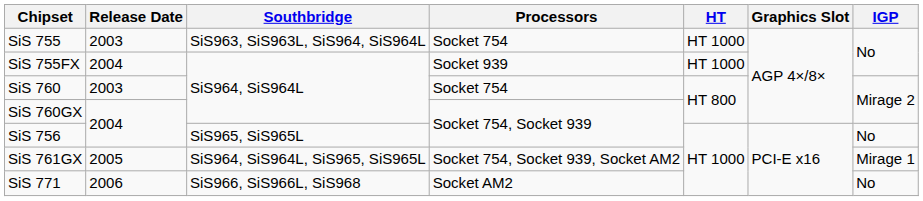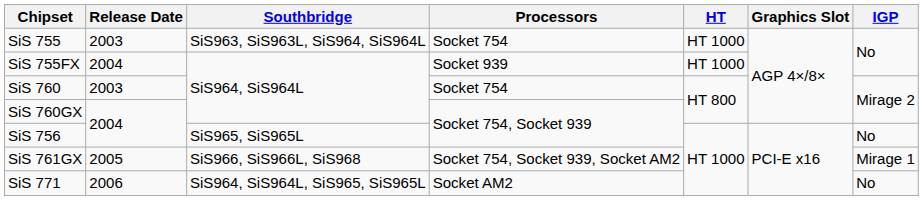(308, 160) SiS964, SiS964L, SiS965, SiS965L -> (275, 160) SiS966, SiS966L, SiS968
(275, 183) SiS966, SiS966L, SiS968 -> (308, 183) SiS964, SiS964L, SiS965, SiS965L
